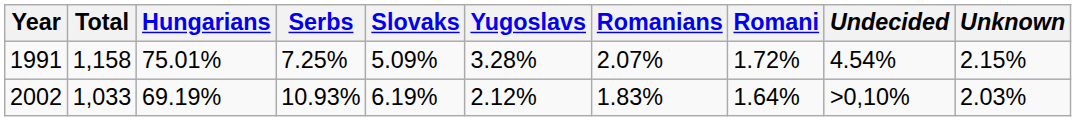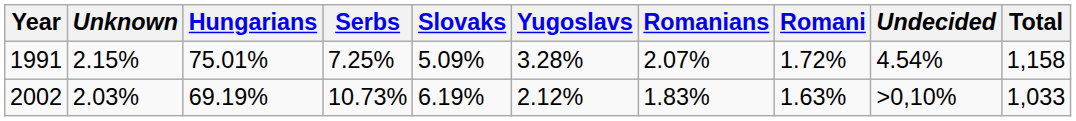columns swapped: (102, 23) <-> (1013, 23)
(321, 97) 10.93% -> (368, 97) 10.73%
(767, 97) 1.64% -> (813, 97) 1.63%
